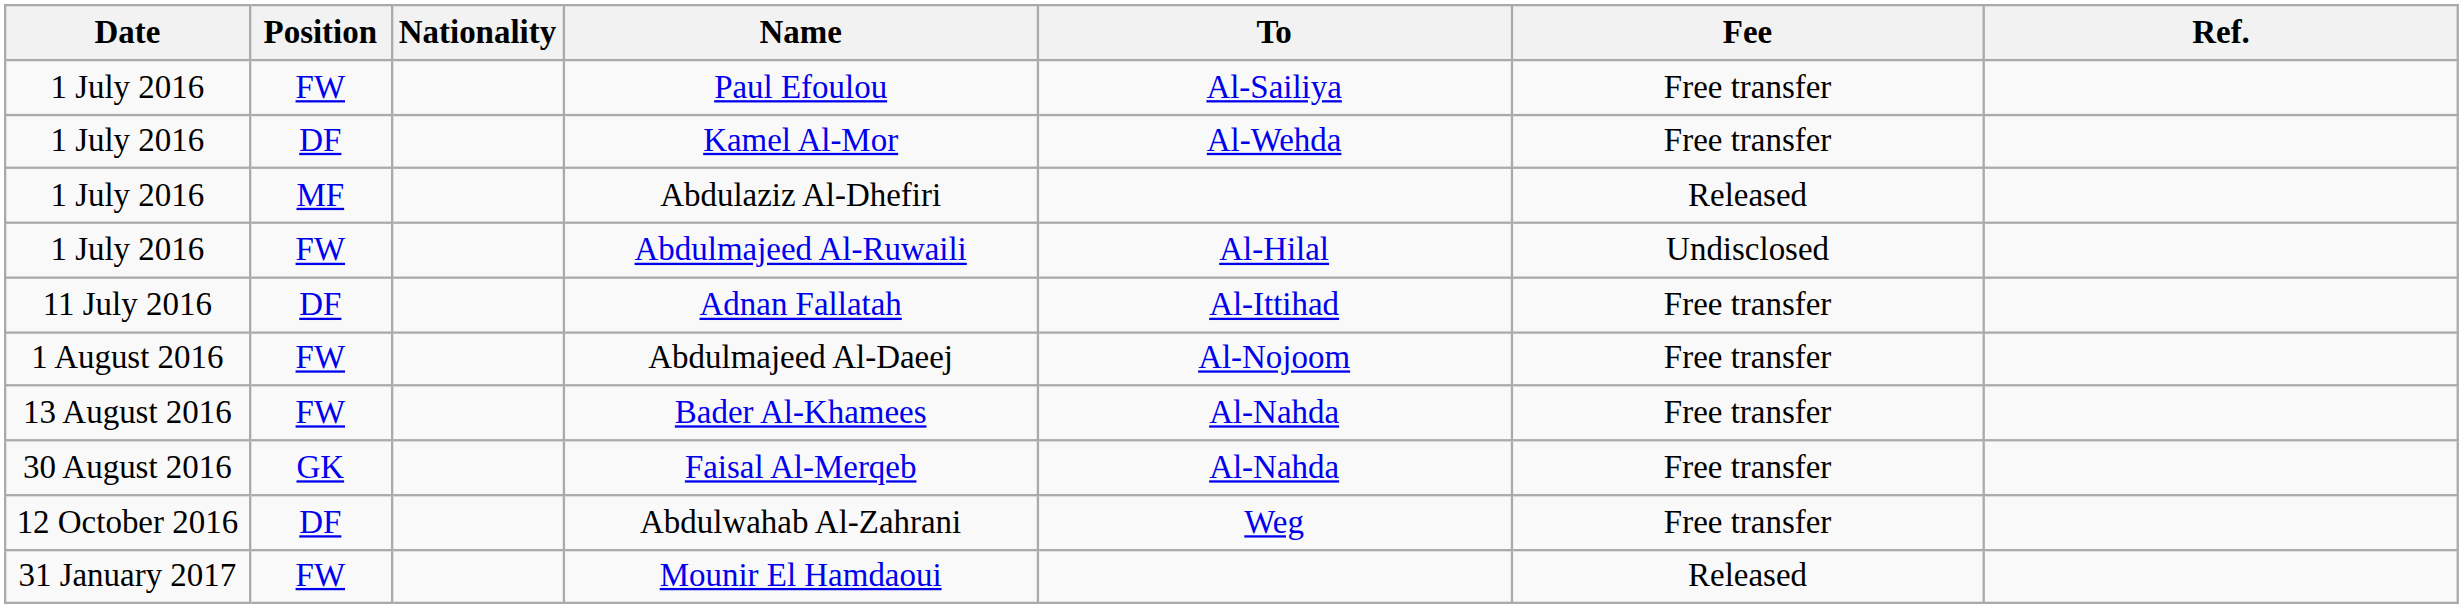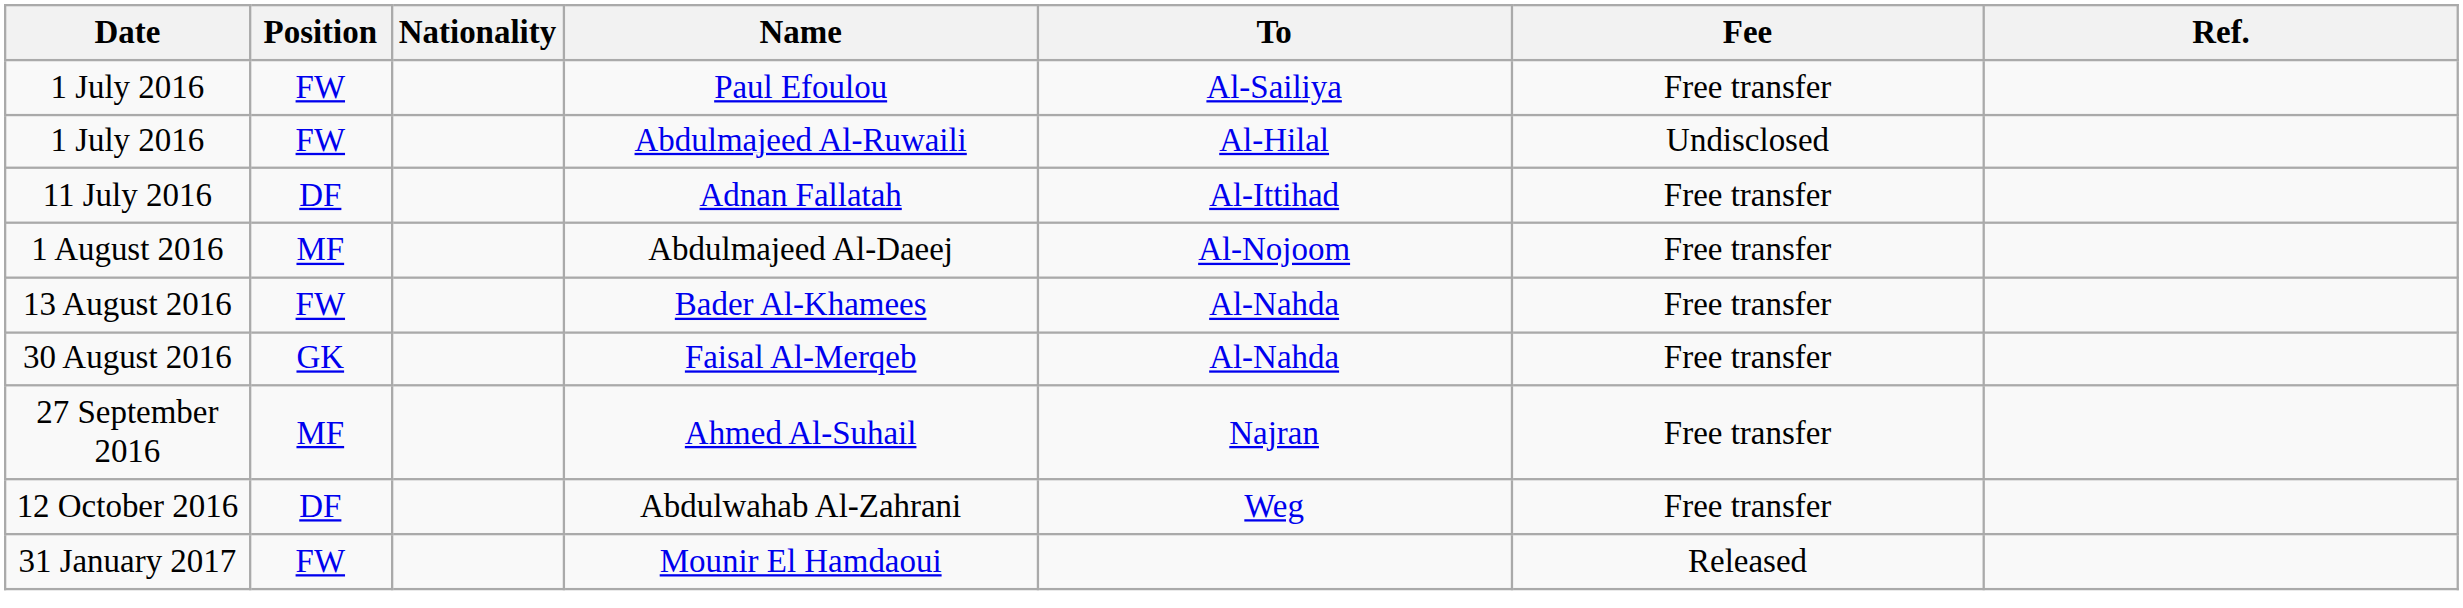- row: (801, 140)
- row: (801, 195)
(320, 358) FW -> (320, 249) MF
+ row: (801, 432)
